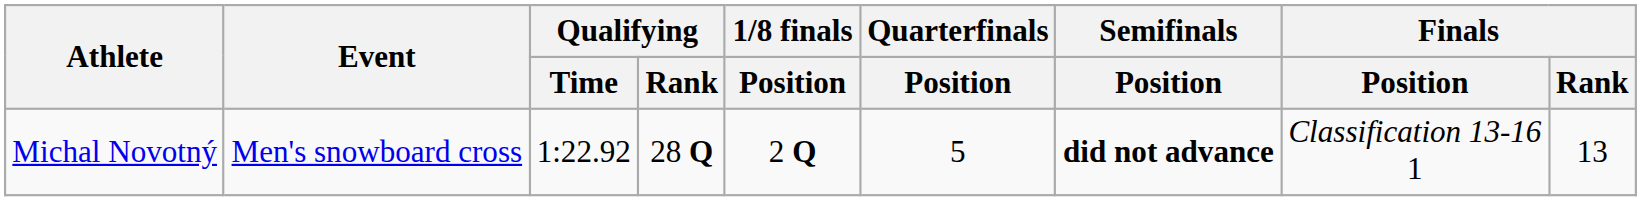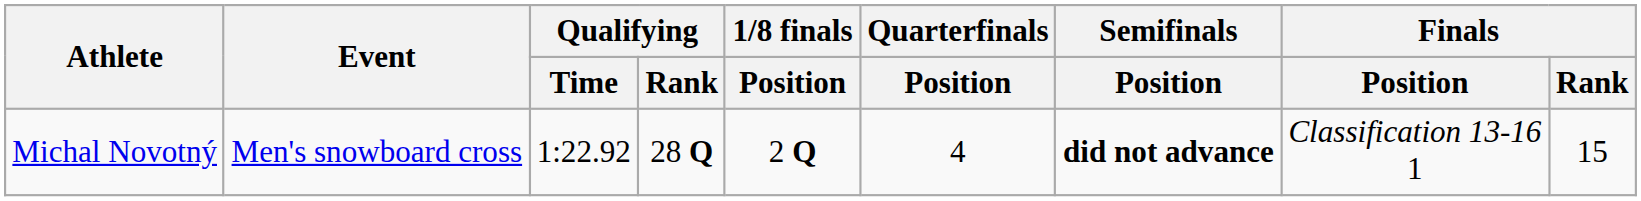(958, 151) 5 -> (958, 151) 4
(1592, 151) 13 -> (1592, 151) 15
